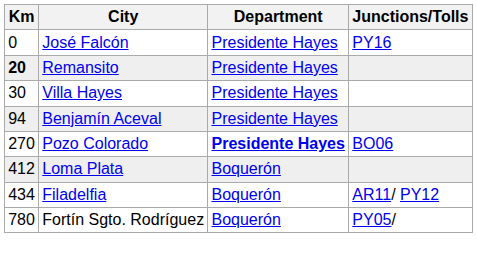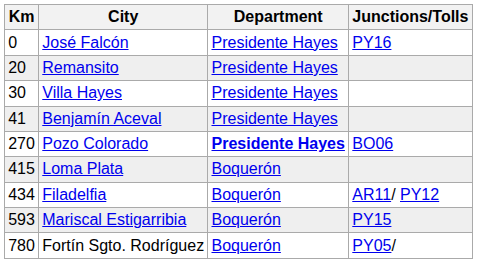(17, 67) bold -> (17, 67) normal
(17, 118) 94 -> (17, 118) 41
(22, 169) 412 -> (22, 169) 415
+ row: (114, 220)
